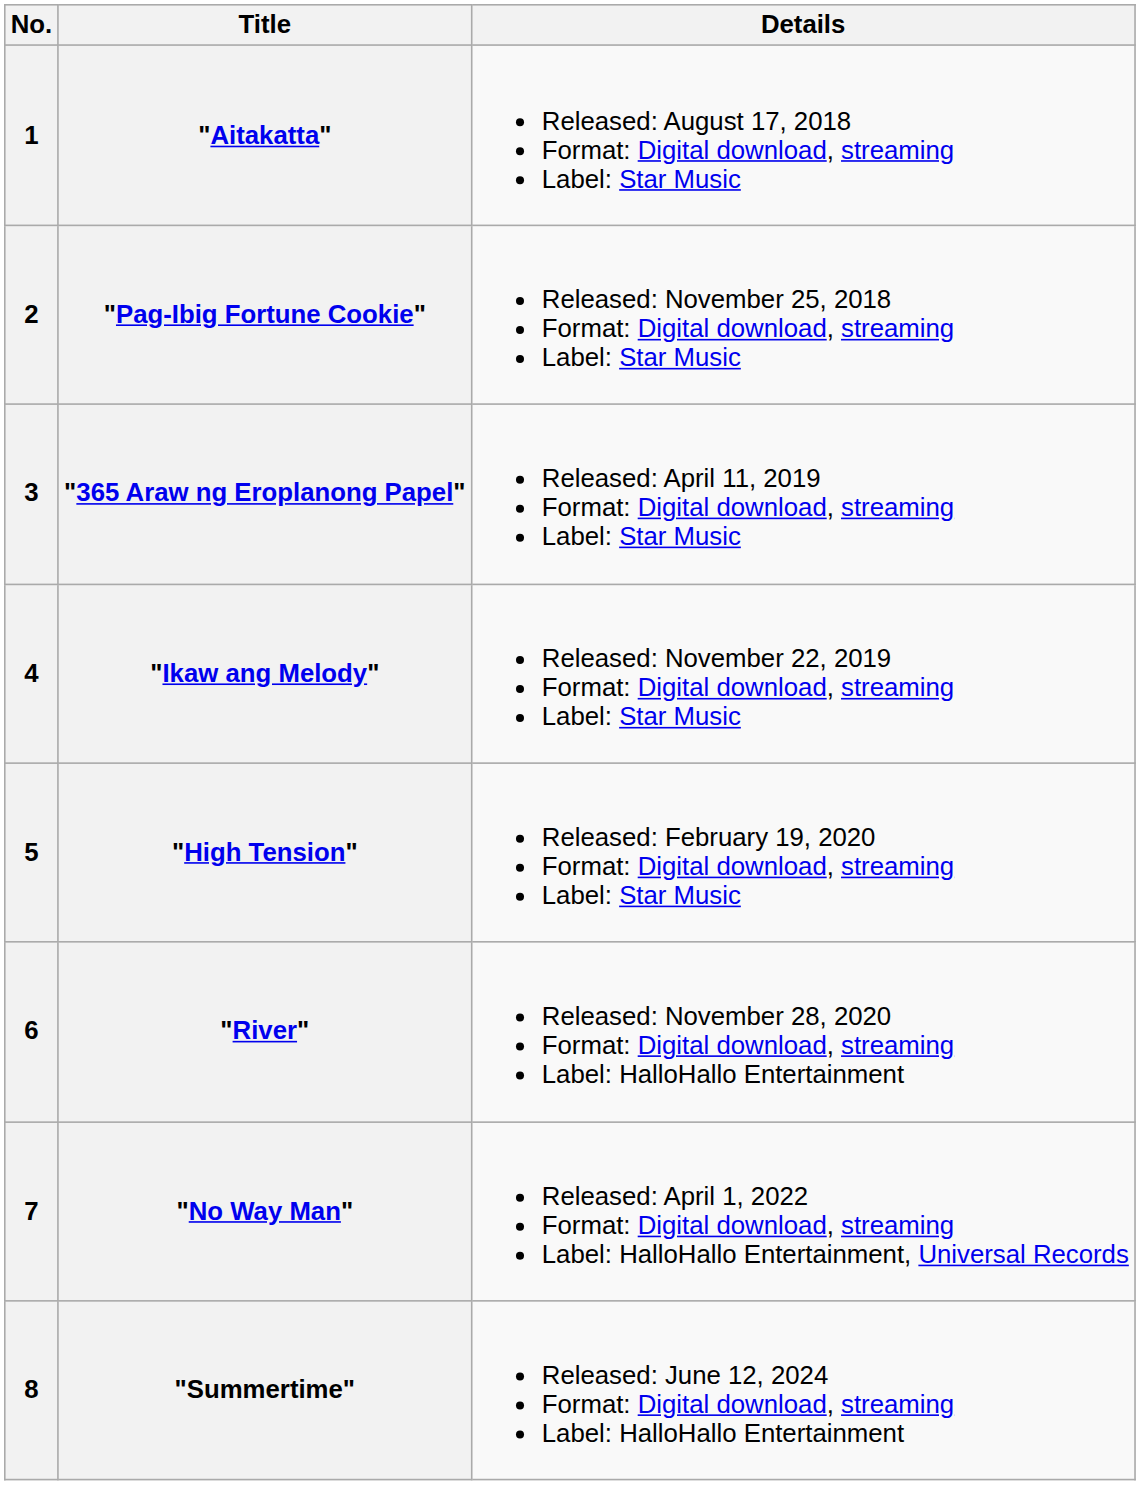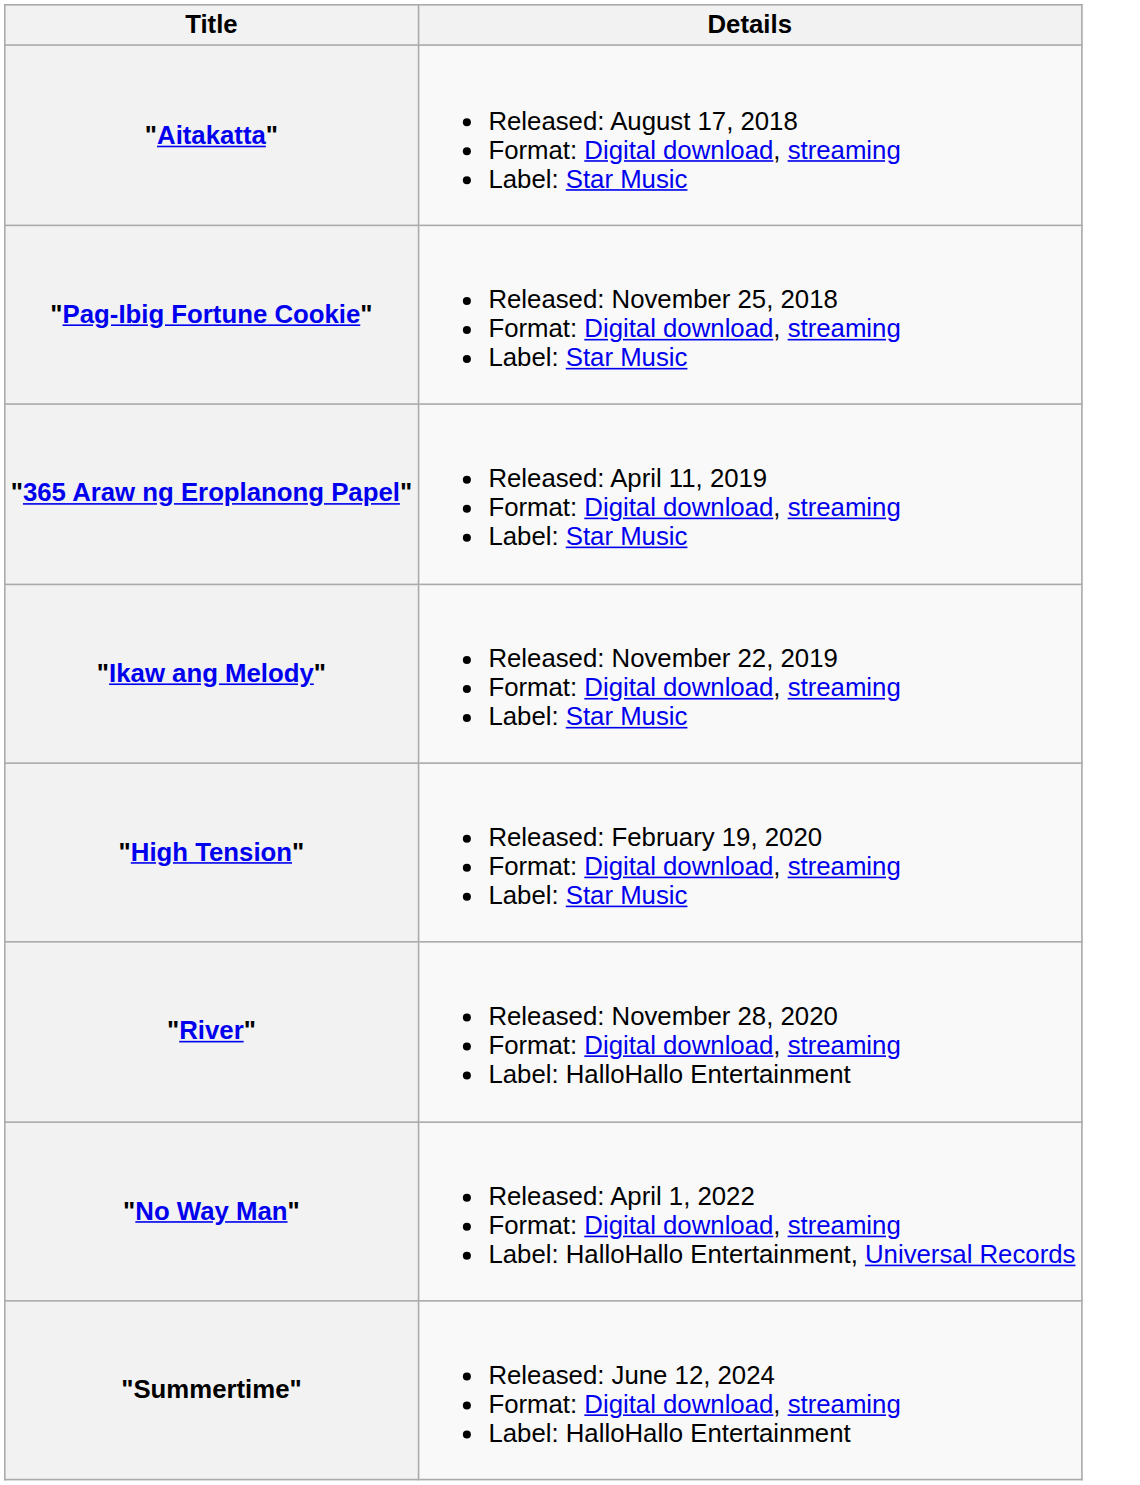- column: (31, 24)
